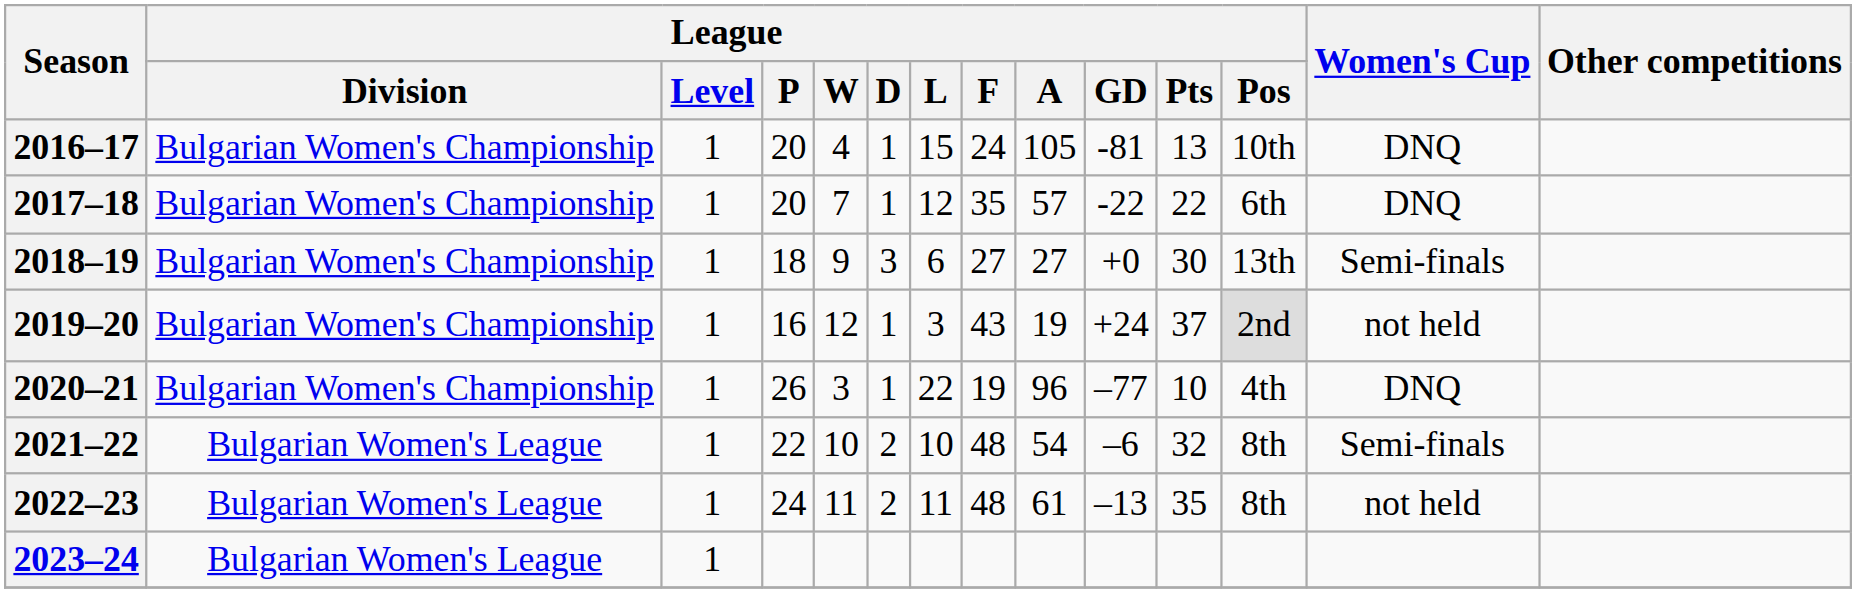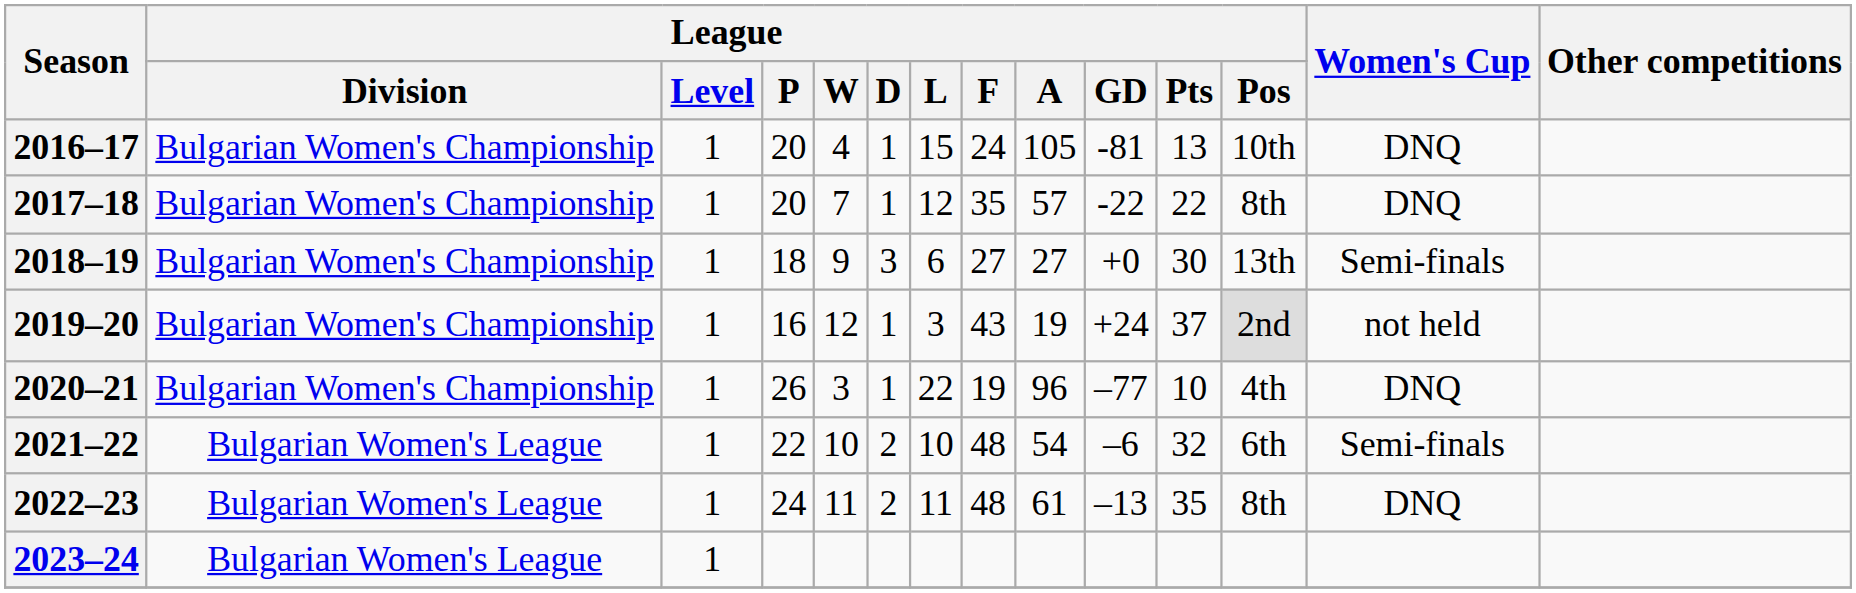(1264, 203) 6th -> (1264, 203) 8th
(1264, 445) 8th -> (1264, 445) 6th
(1422, 501) not held -> (1422, 501) DNQ
